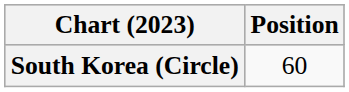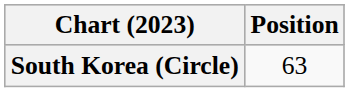(295, 65) 60 -> (295, 65) 63
